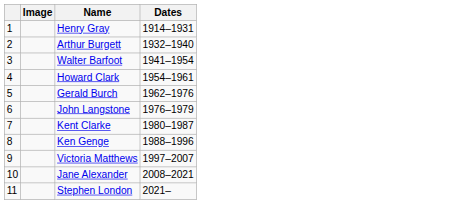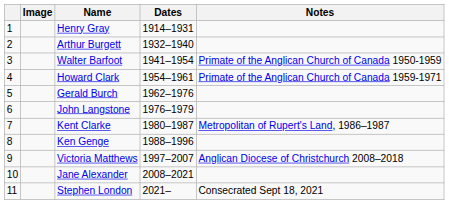+ column: (320, 12)
